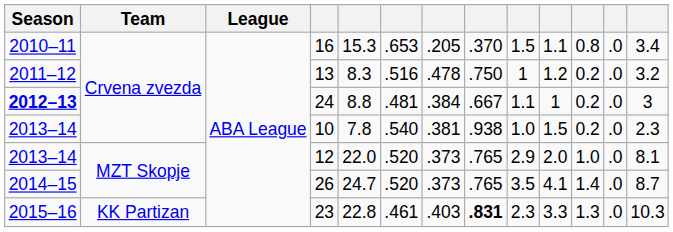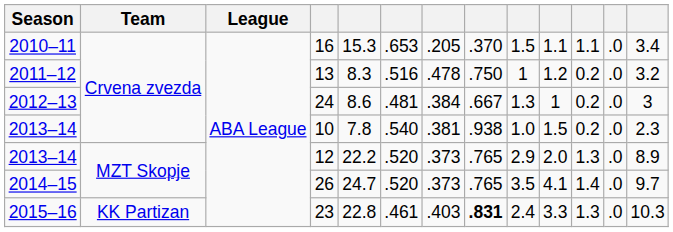(588, 46) 0.8 -> (588, 46) 1.1
(43, 102) bold -> (43, 102) normal
(359, 102) 8.8 -> (359, 102) 8.6
(523, 102) 1.1 -> (523, 102) 1.3
(359, 157) 22.0 -> (359, 157) 22.2
(588, 157) 1.0 -> (588, 157) 1.3
(648, 157) 8.1 -> (648, 157) 8.9
(648, 185) 8.7 -> (648, 185) 9.7
(523, 212) 2.3 -> (523, 212) 2.4
